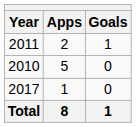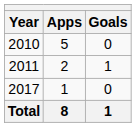rows swapped: (24, 66) <-> (24, 44)
